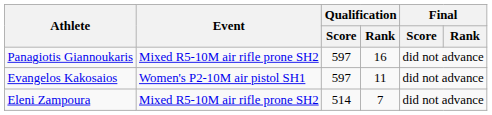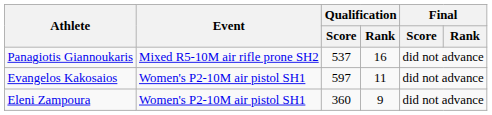(341, 57) 597 -> (341, 57) 537
(229, 100) Mixed R5-10M air rifle prone SH2 -> (222, 100) Women's P2-10M air pistol SH1
(341, 100) 514 -> (341, 100) 360
(380, 100) 7 -> (380, 100) 9
